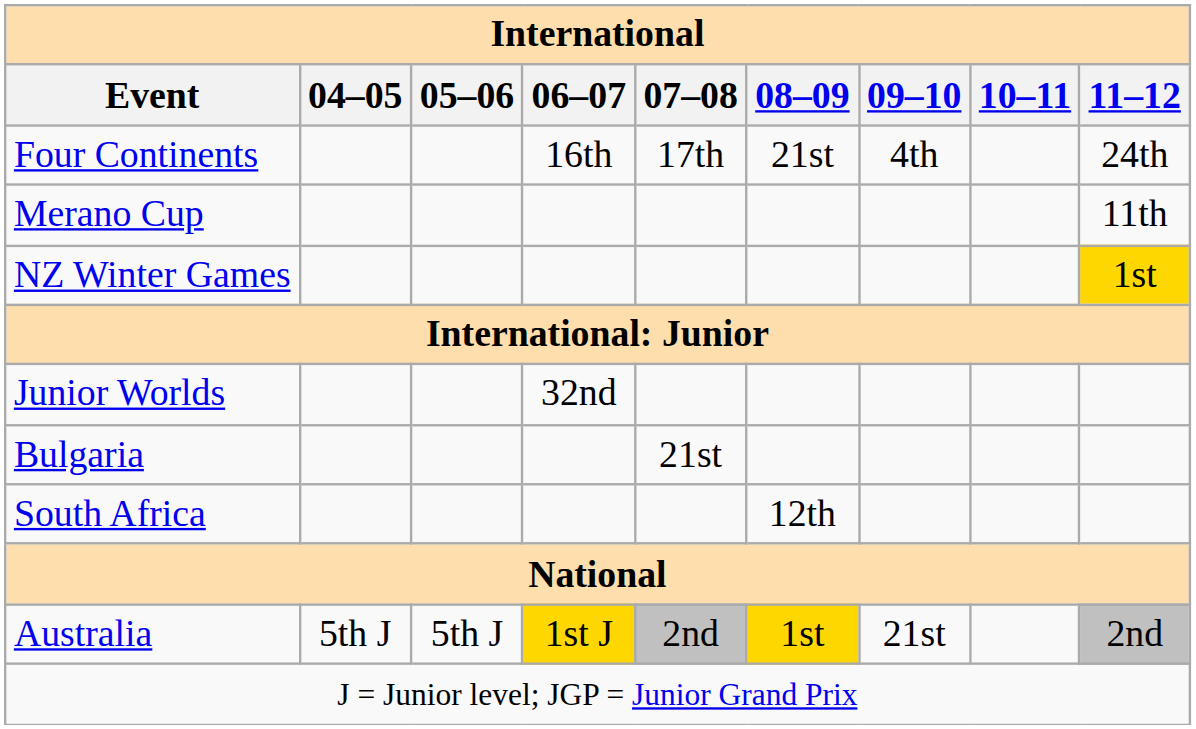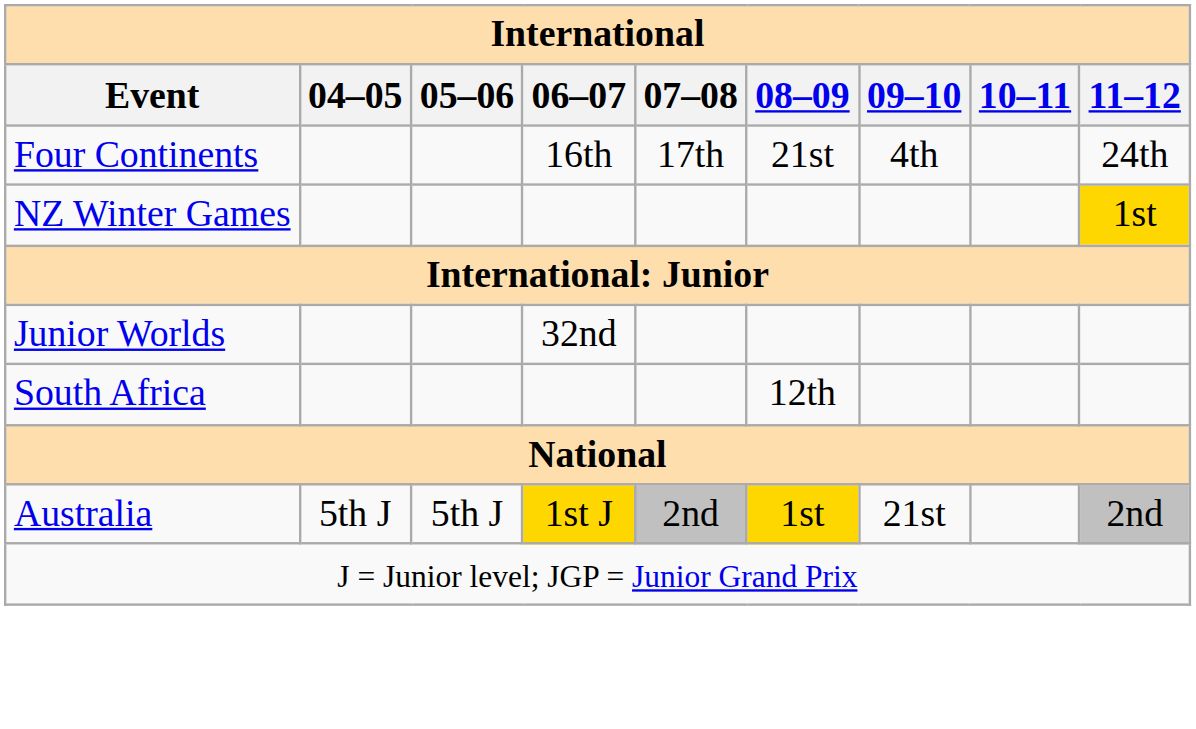- row: (109, 214)
- row: (79, 453)
